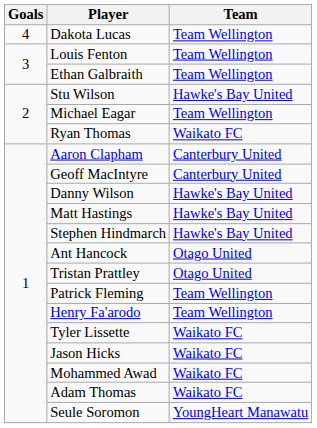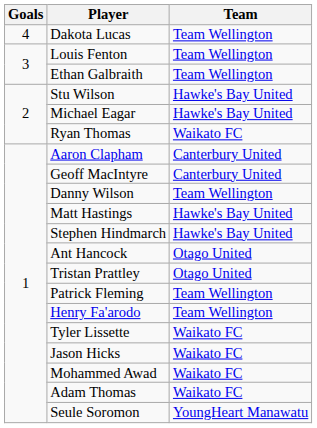(223, 114) Team Wellington -> (233, 114) Hawke's Bay United
(233, 193) Hawke's Bay United -> (223, 193) Team Wellington
